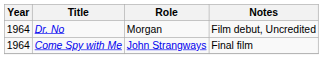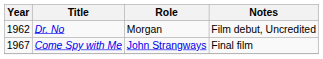(18, 29) 1964 -> (18, 29) 1962
(18, 45) 1964 -> (18, 45) 1967
